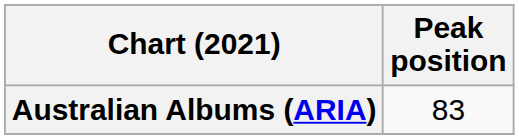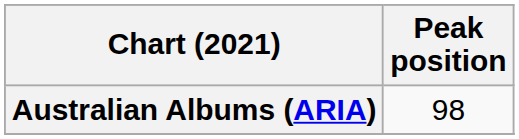(448, 109) 83 -> (448, 109) 98
